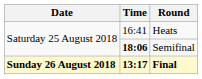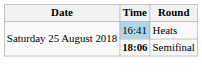(135, 30) no background -> (135, 30) lightblue background
- row: (165, 64)
